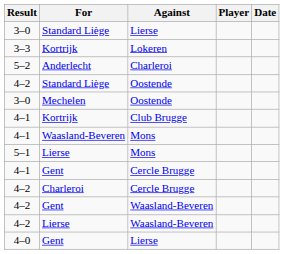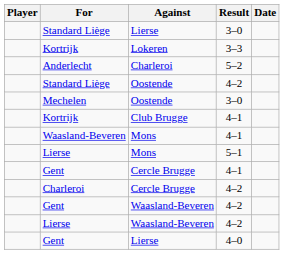columns swapped: (234, 13) <-> (22, 13)
